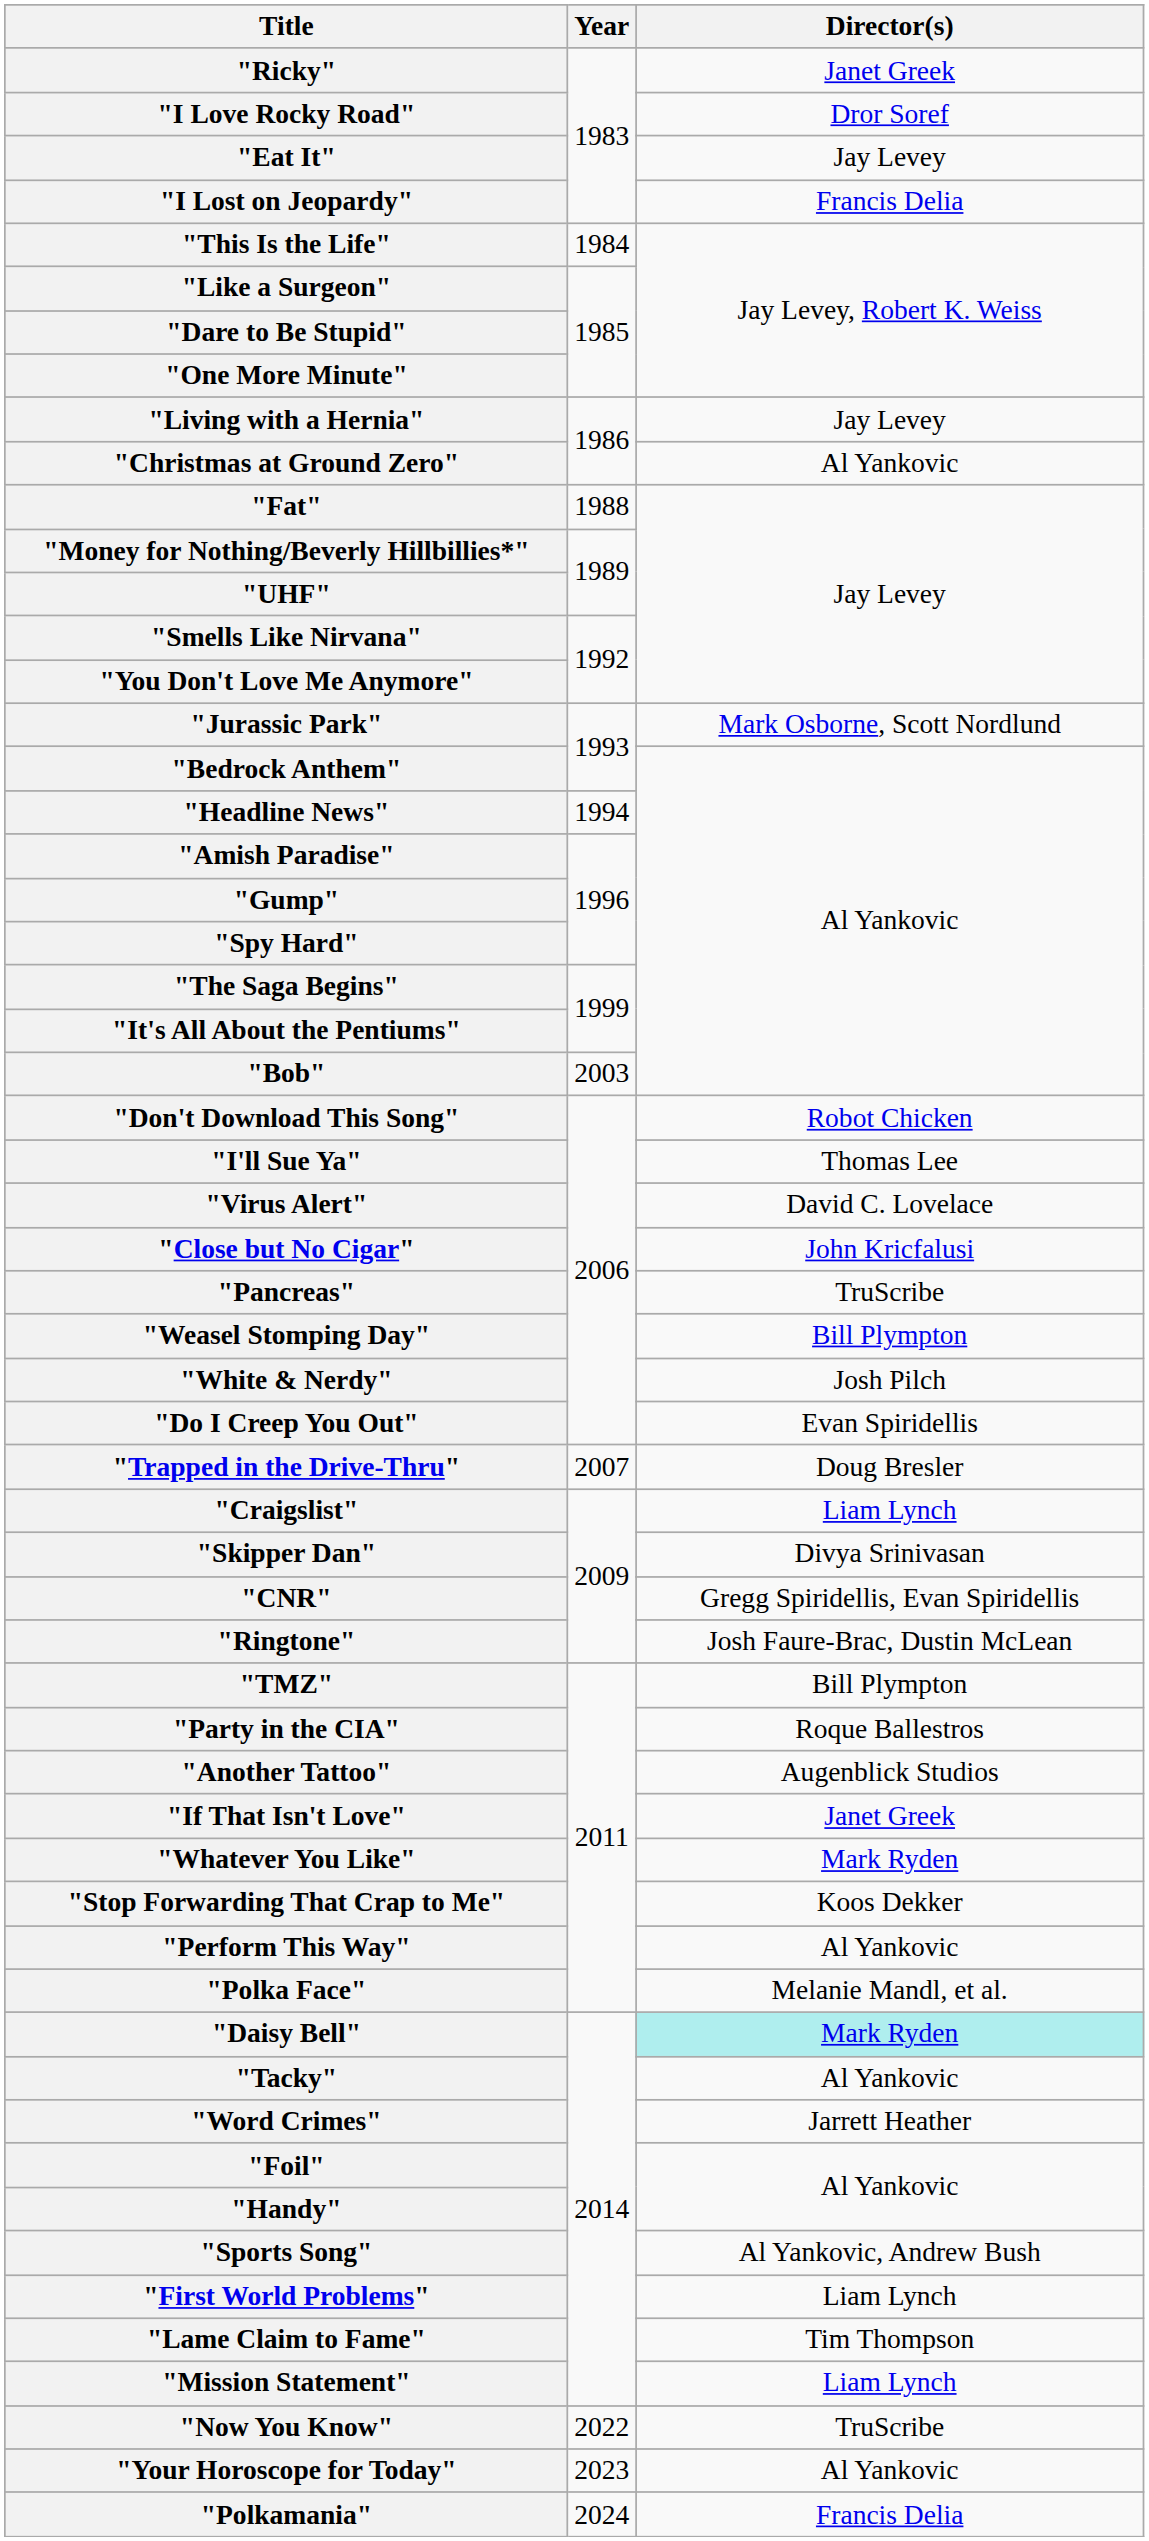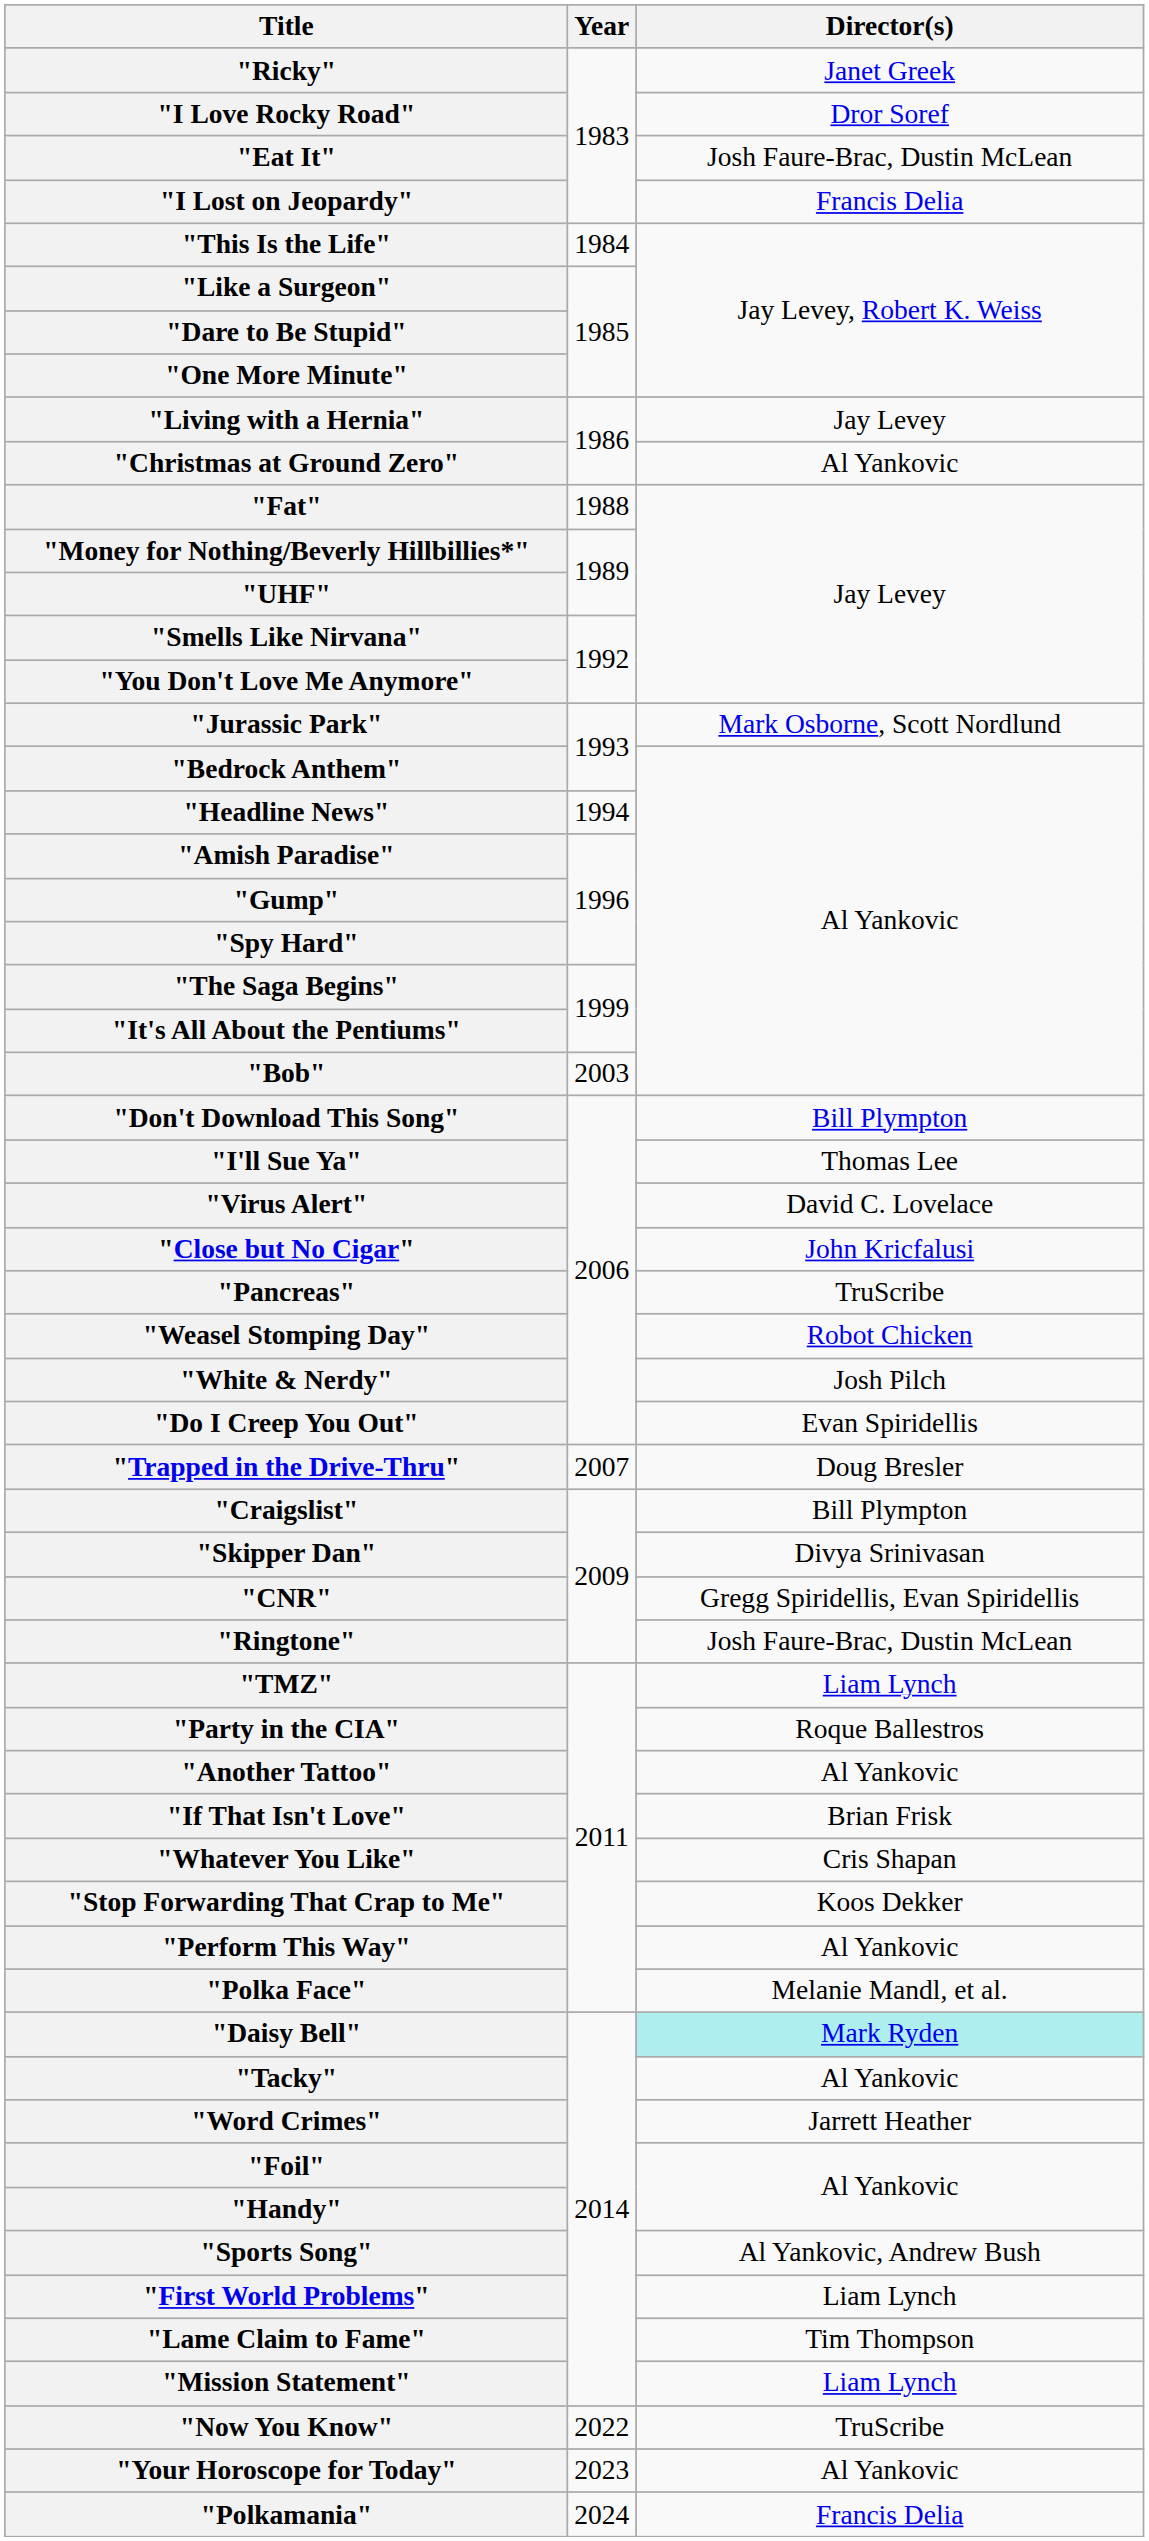(890, 157) Jay Levey -> (890, 157) Josh Faure-Brac, Dustin McLean
(890, 1117) Robot Chicken -> (890, 1117) Bill Plympton
(890, 1335) Bill Plympton -> (890, 1335) Robot Chicken
(890, 1510) Liam Lynch -> (890, 1510) Bill Plympton
(890, 1684) Bill Plympton -> (890, 1684) Liam Lynch
(890, 1772) Augenblick Studios -> (890, 1772) Al Yankovic
(890, 1815) Janet Greek -> (890, 1815) Brian Frisk
(890, 1859) Mark Ryden -> (890, 1859) Cris Shapan
